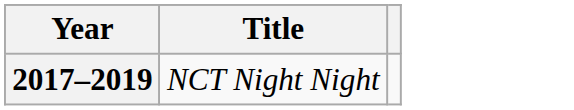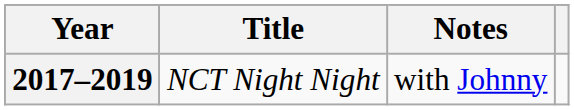+ column: (471, 29)
